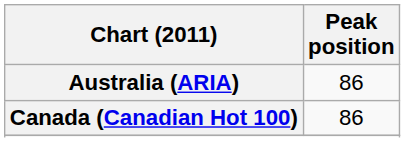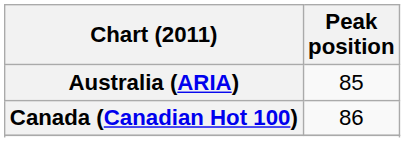(351, 82) 86 -> (351, 82) 85
